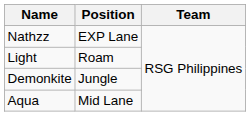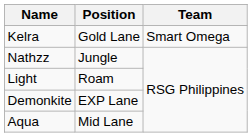+ row: (23, 36)
(108, 36) EXP Lane -> (98, 57) Jungle
(98, 79) Jungle -> (108, 100) EXP Lane
